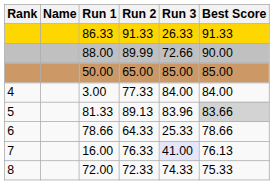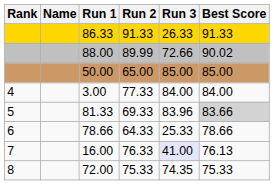(217, 53) 90.00 -> (217, 53) 90.02
(138, 111) 89.13 -> (138, 111) 69.33
(138, 170) 72.33 -> (138, 170) 75.33
(177, 170) 74.33 -> (177, 170) 74.35
